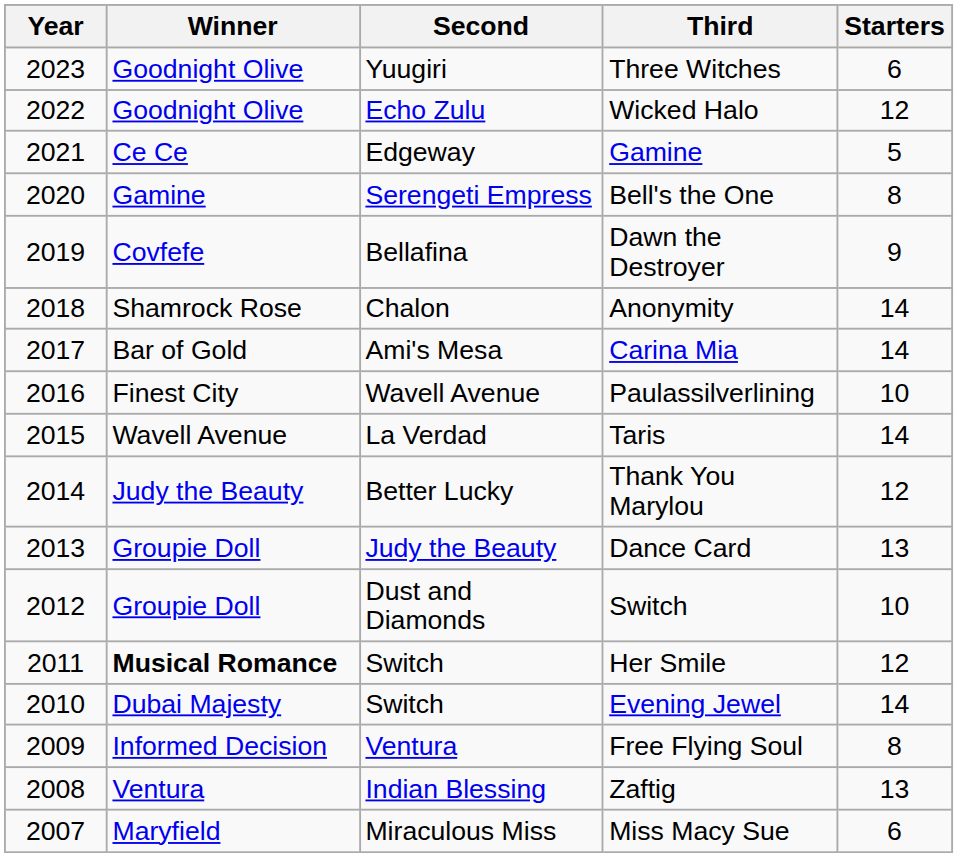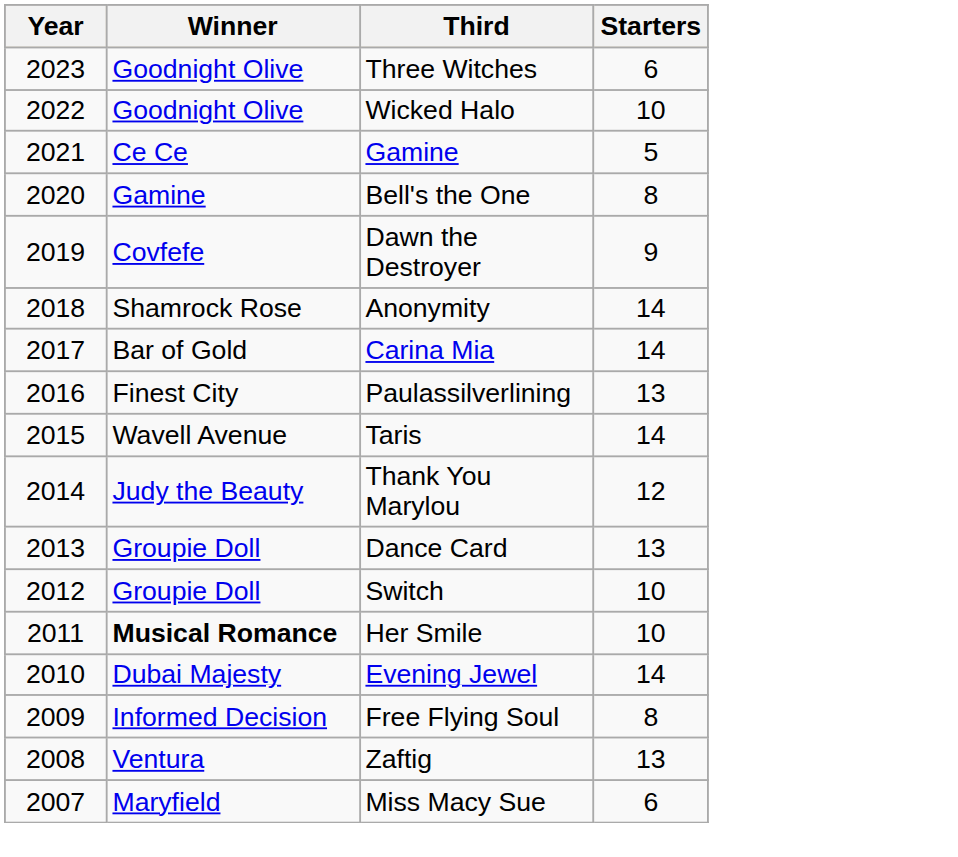- column: (481, 26)
(895, 111) 12 -> (651, 111) 10
(895, 393) 10 -> (651, 393) 13
(895, 662) 12 -> (651, 633) 10
